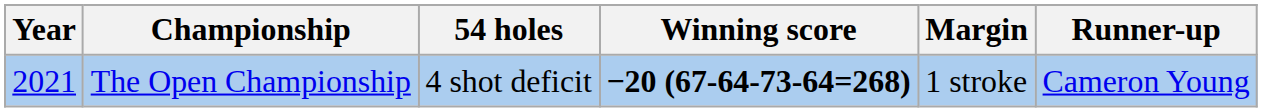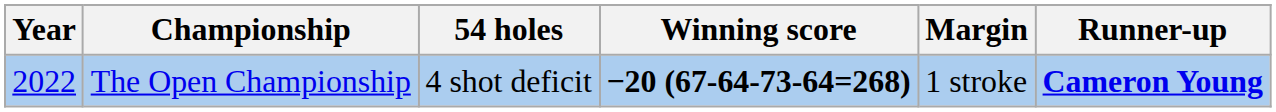(44, 80) 2021 -> (44, 80) 2022
(1146, 80) normal -> (1153, 80) bold
